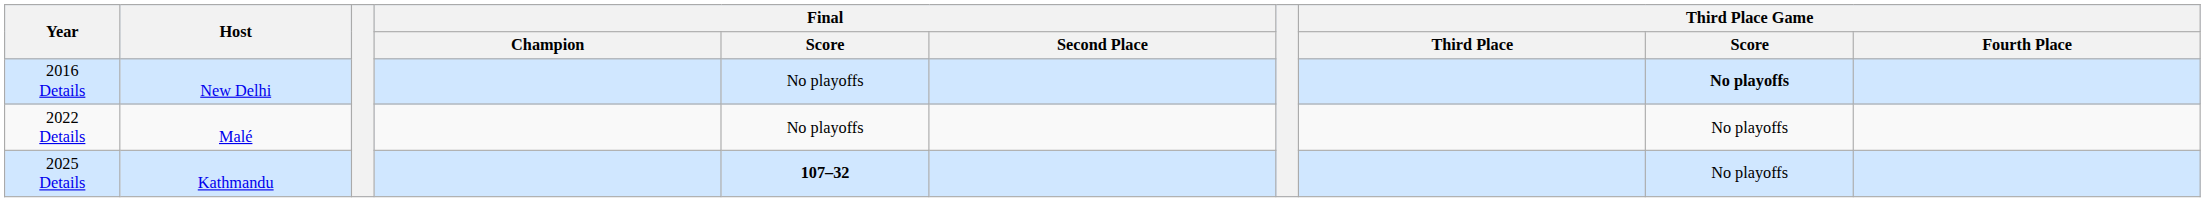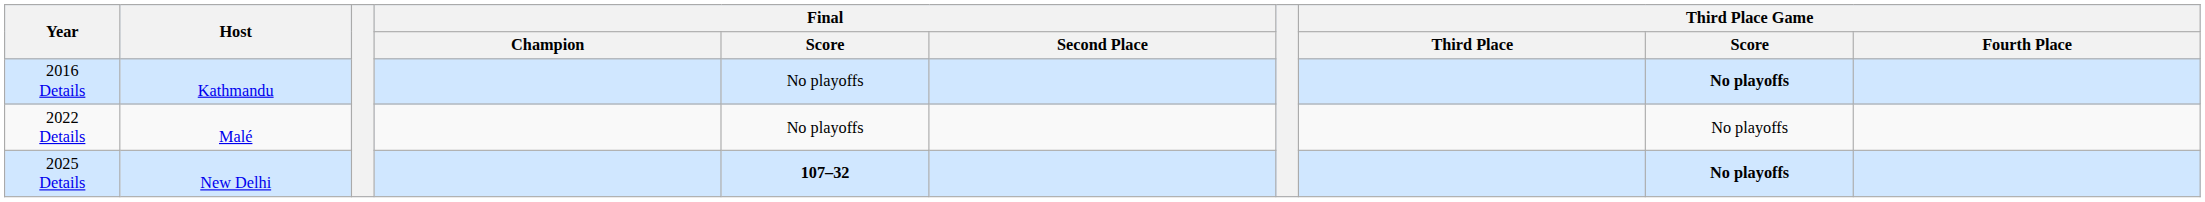(236, 91) New Delhi -> (236, 91) Kathmandu
(236, 183) Kathmandu -> (236, 183) New Delhi
(1750, 173) normal -> (1750, 173) bold
